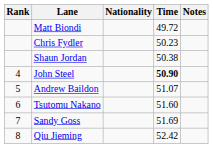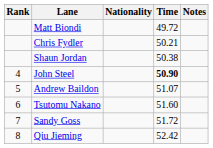(167, 43) 50.23 -> (167, 43) 50.21
(167, 120) 51.69 -> (167, 120) 51.72
